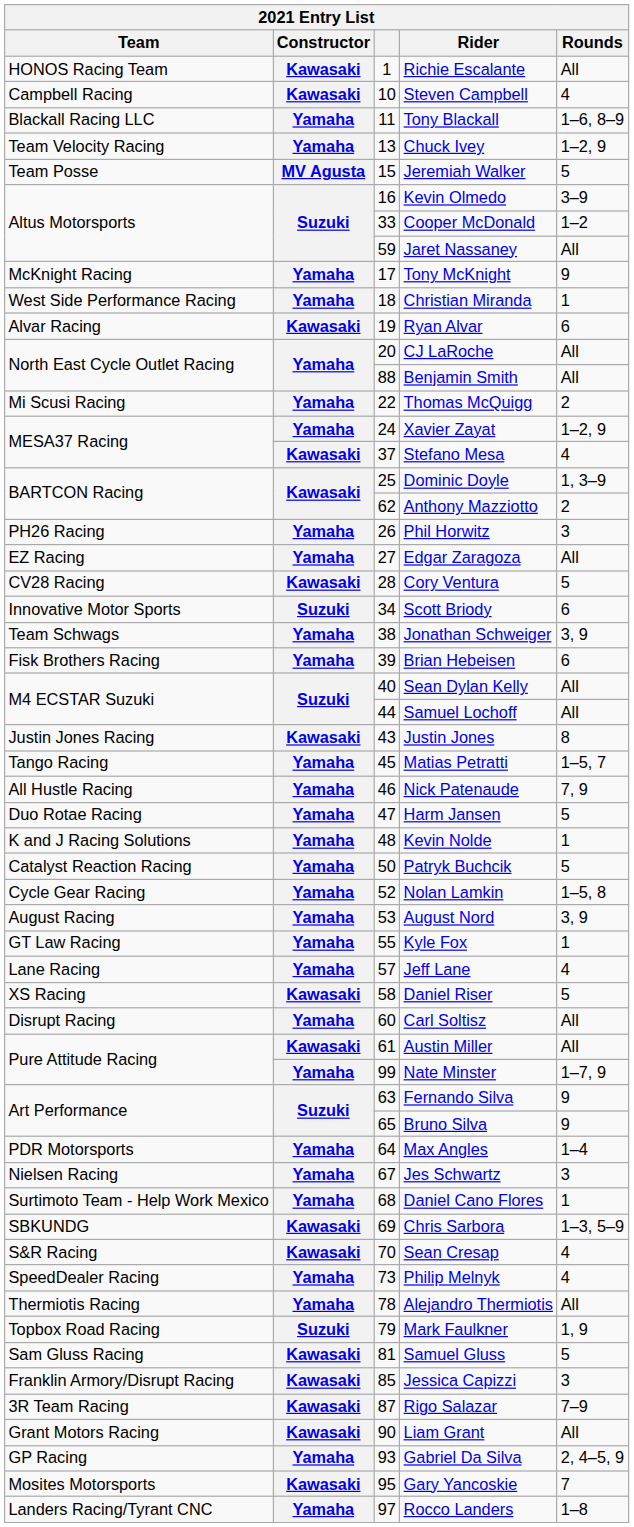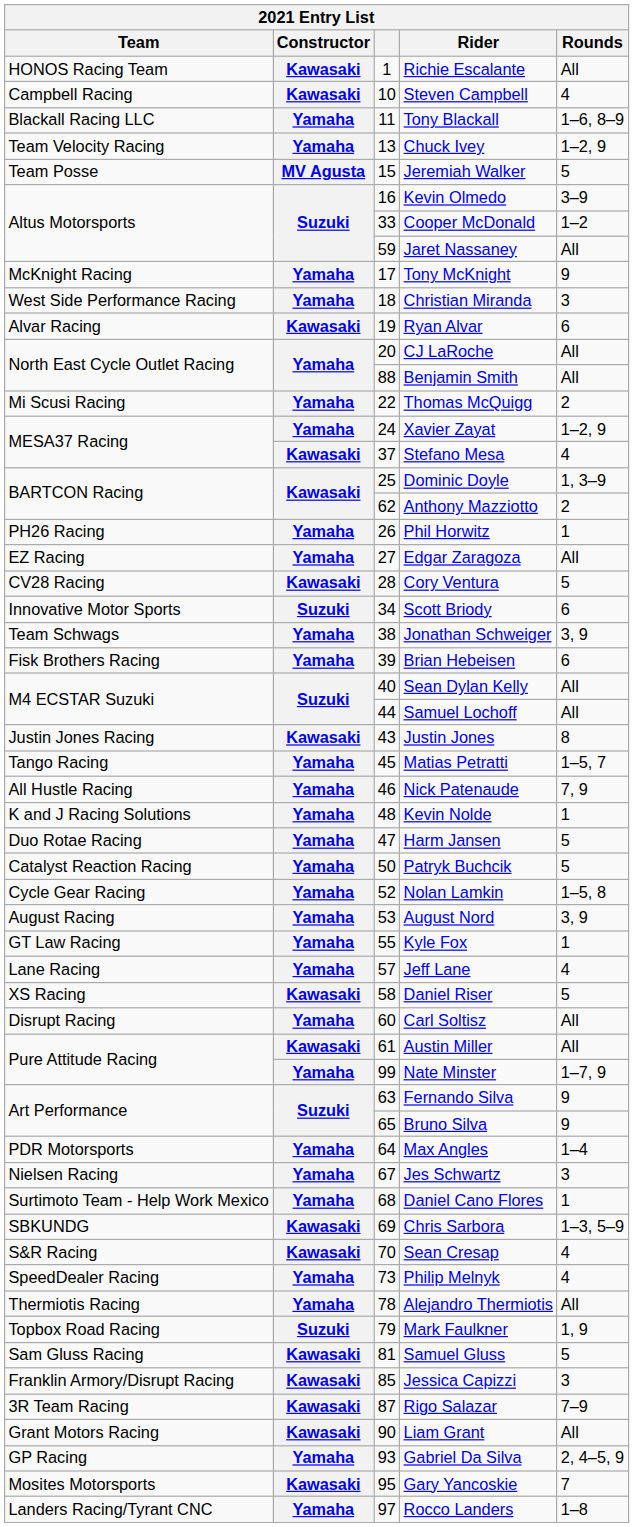(565, 300) 1 -> (565, 300) 3
(565, 532) 3 -> (565, 532) 1
rows swapped: (452, 815) <-> (448, 840)
